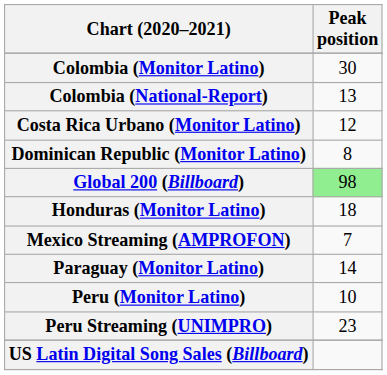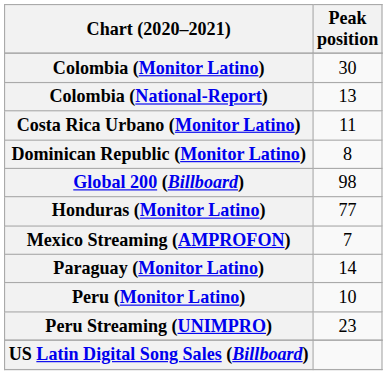(348, 125) 12 -> (348, 125) 11
(348, 182) lightgreen background -> (348, 182) no background
(348, 211) 18 -> (348, 211) 77
